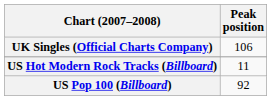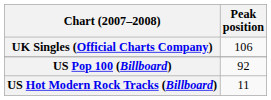rows swapped: (112, 66) <-> (112, 85)
